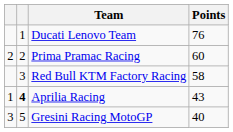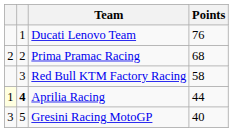(198, 56) 60 -> (198, 56) 68
(10, 97) no background -> (10, 97) lightyellow background
(198, 97) 43 -> (198, 97) 44
